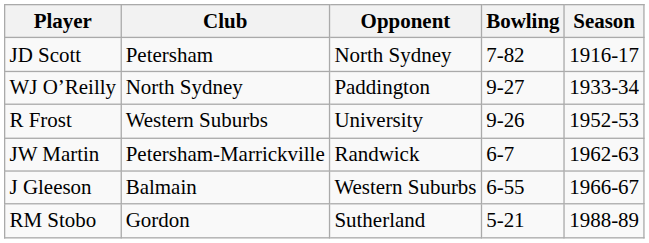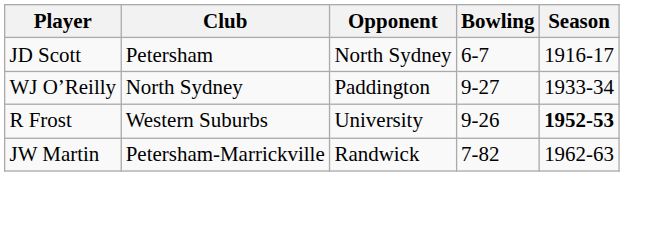(505, 54) 7-82 -> (475, 54) 6-7
(604, 120) normal -> (579, 120) bold
(500, 154) 6-7 -> (480, 154) 7-82
- row: (51, 187)
- row: (53, 220)
